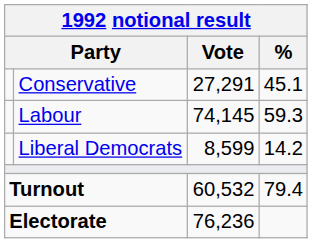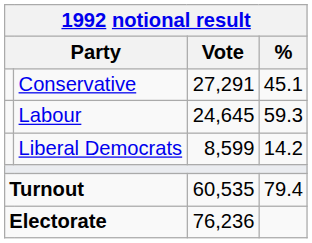(224, 116) 74,145 -> (224, 116) 24,645
(224, 189) 60,532 -> (224, 189) 60,535
